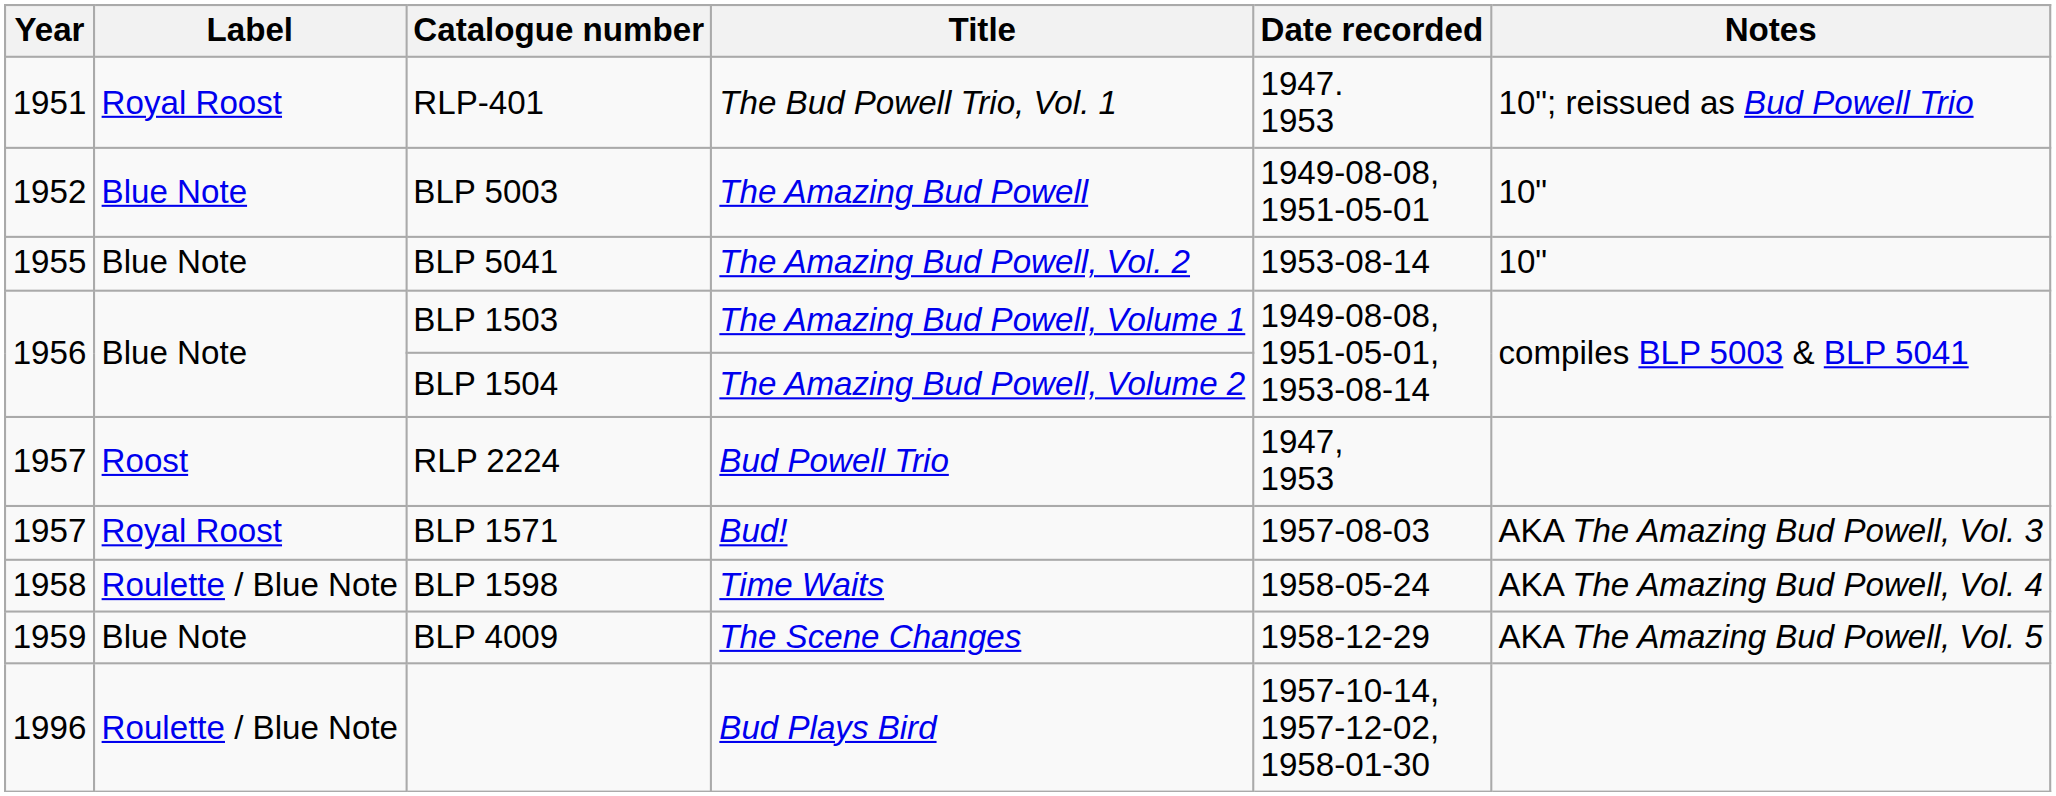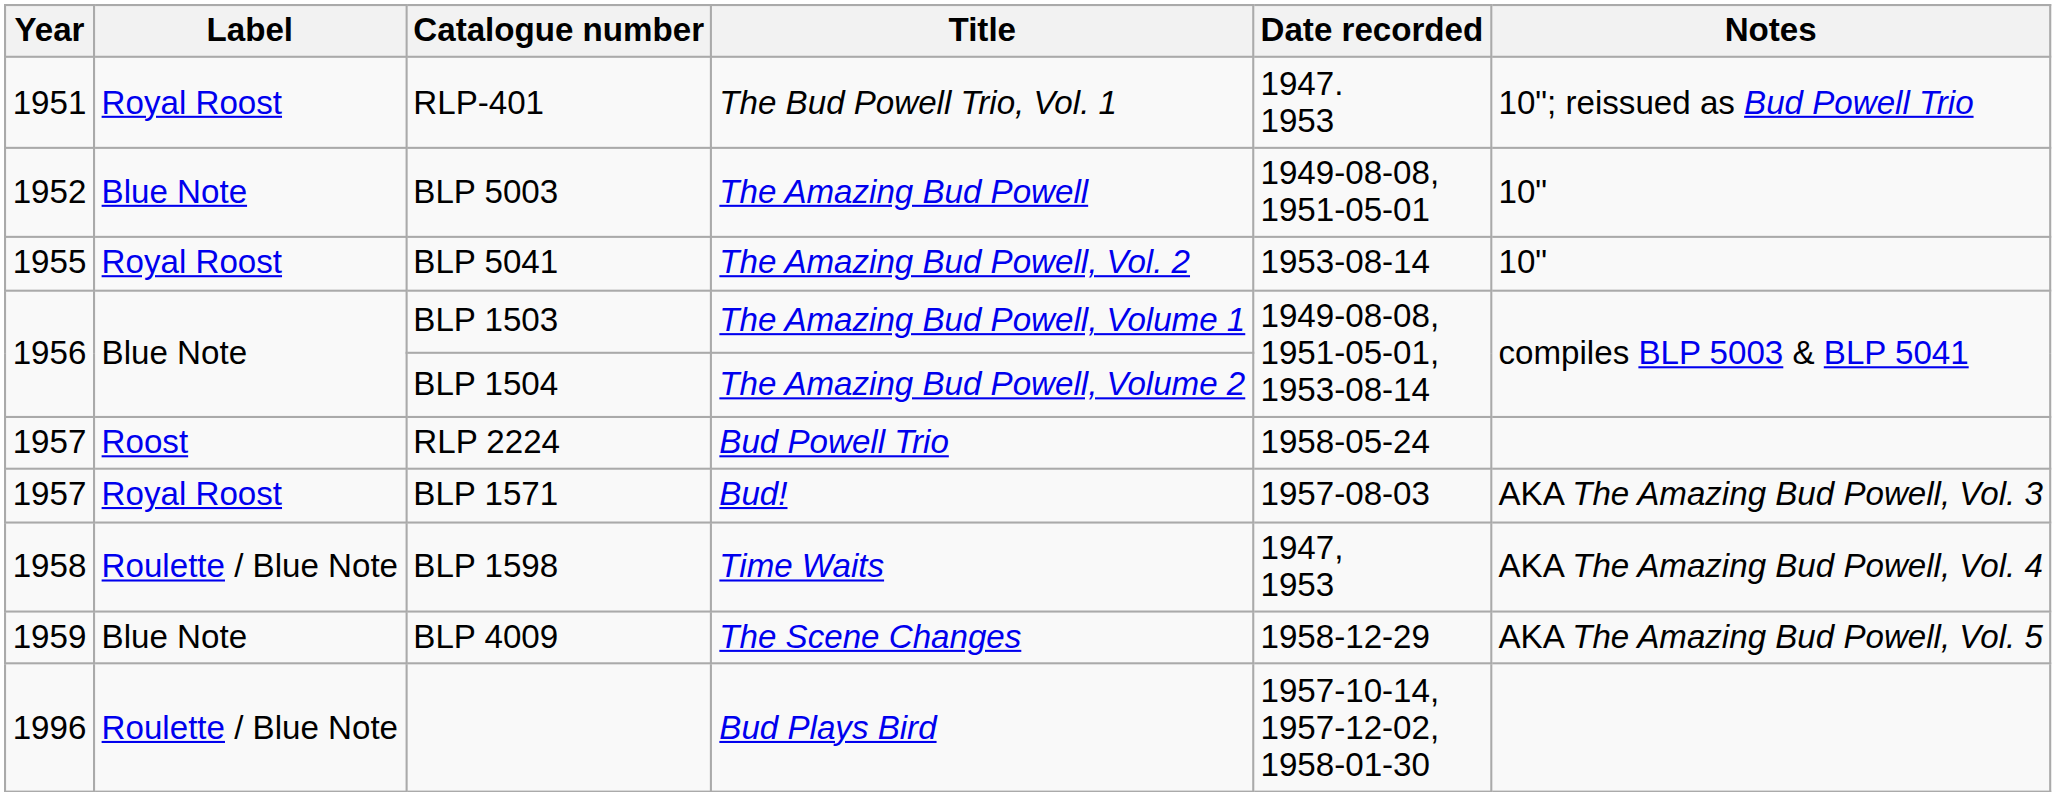(174, 262) Blue Note -> (192, 262) Royal Roost
(1302, 461) 1947, 1953 -> (1345, 442) 1958-05-24
(1345, 584) 1958-05-24 -> (1302, 566) 1947, 1953
